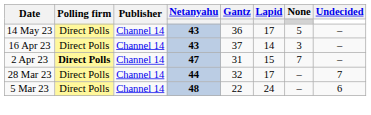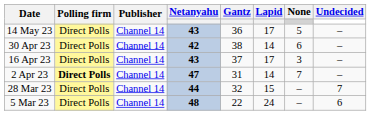+ row: (30, 45)
(269, 45) 14 -> (269, 60) 17
(269, 60) 15 -> (269, 74) 14
(269, 74) 17 -> (269, 89) 15
